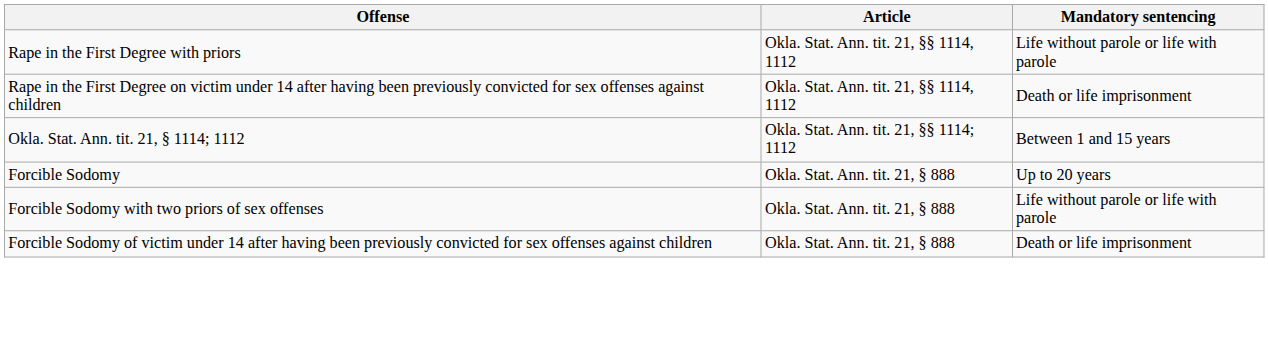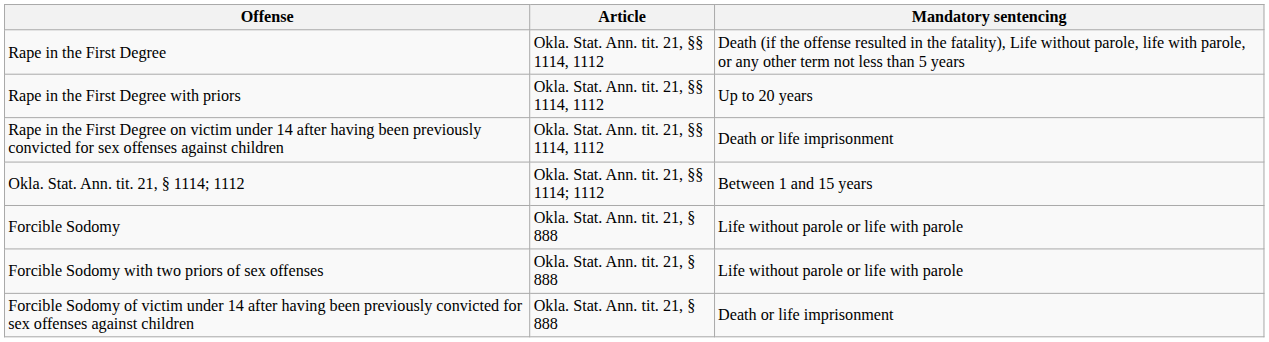+ row: (87, 52)
(1116, 52) Life without parole or life with parole -> (765, 95) Up to 20 years
(1063, 174) Up to 20 years -> (841, 227) Life without parole or life with parole
